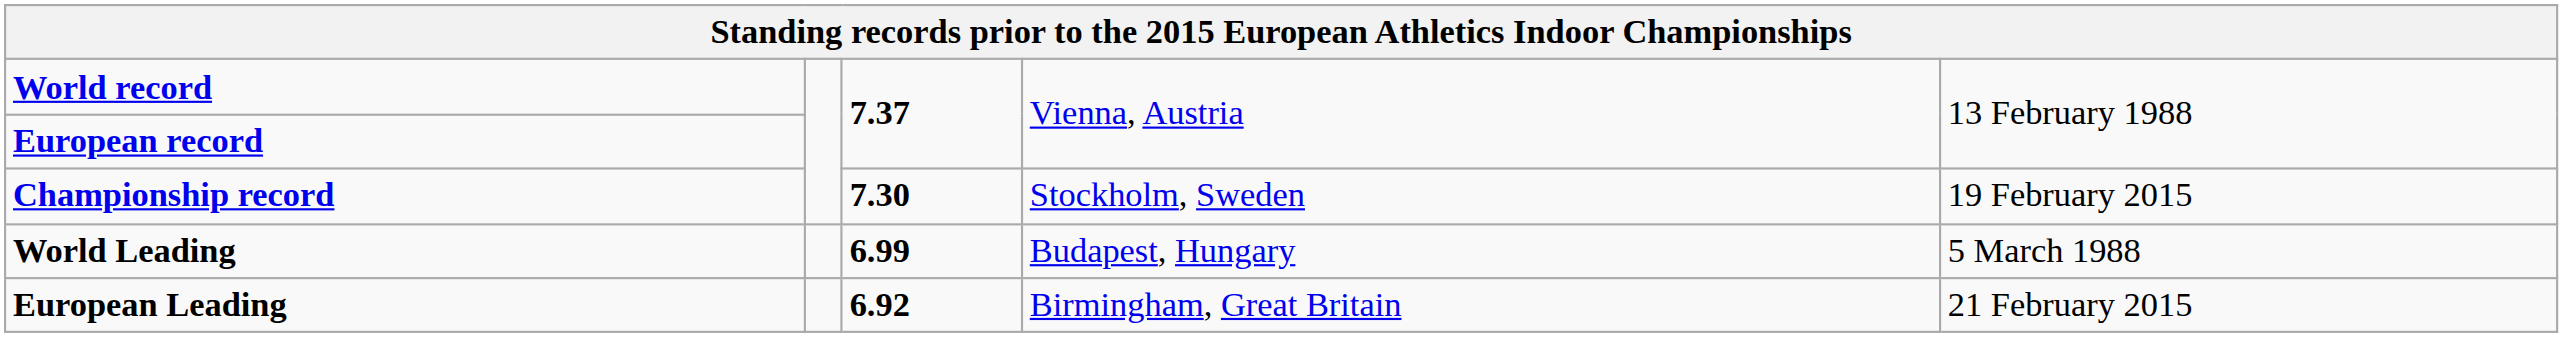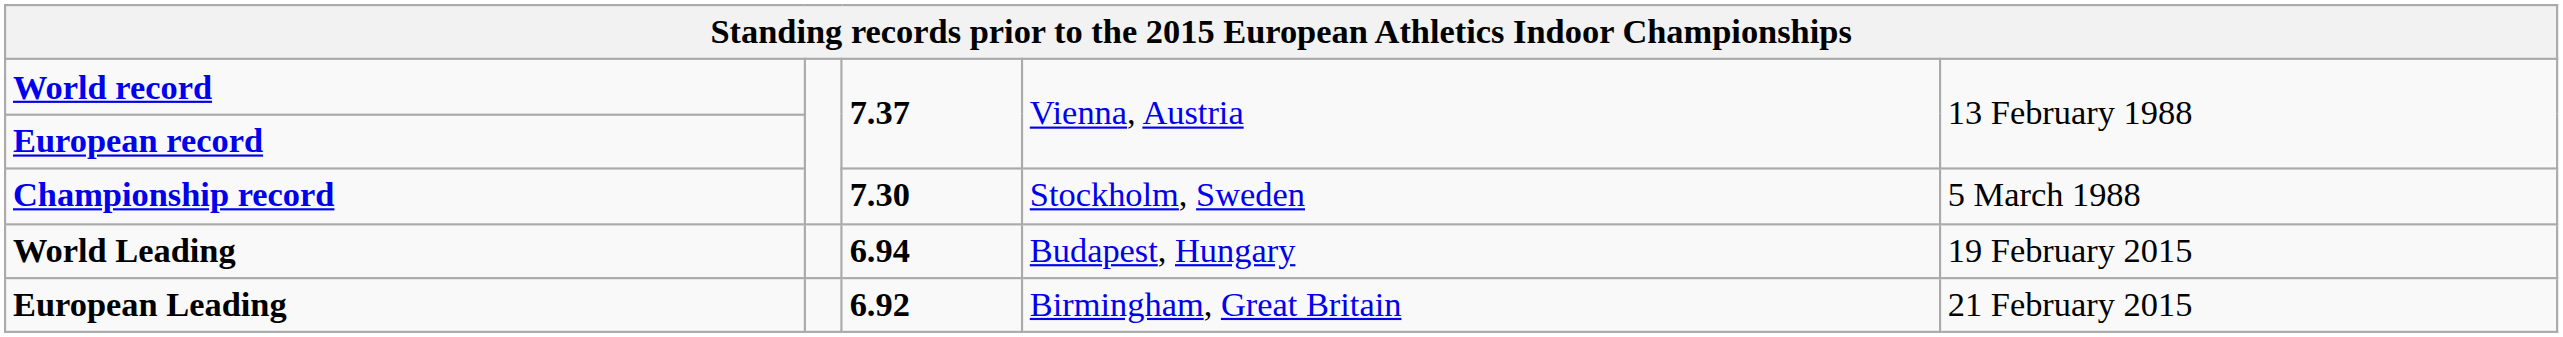(2070, 195) 19 February 2015 -> (2044, 195) 5 March 1988
(880, 250) 6.99 -> (880, 250) 6.94
(2044, 250) 5 March 1988 -> (2070, 250) 19 February 2015
